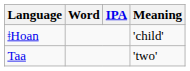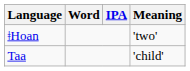(148, 35) 'child' -> (145, 35) 'two'
(145, 55) 'two' -> (148, 55) 'child'
